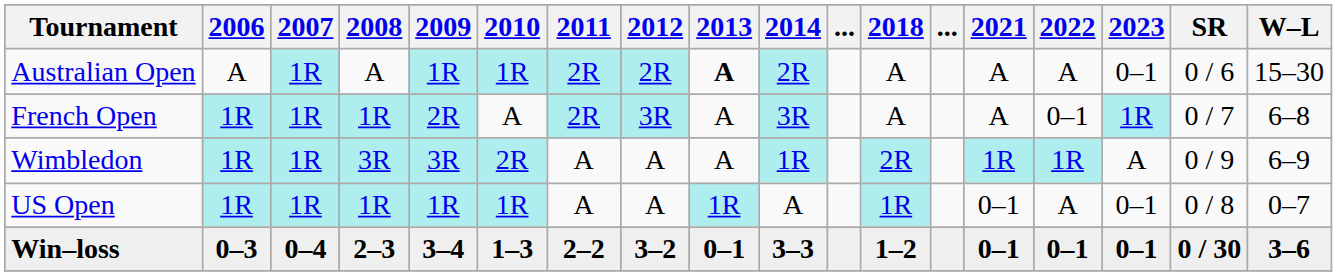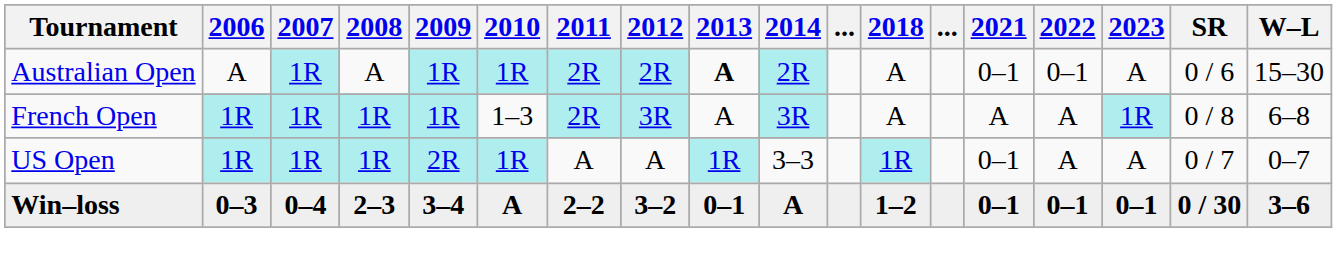(999, 71) A -> (999, 71) 0–1
(1068, 71) A -> (1068, 71) 0–1
(1136, 71) 0–1 -> (1136, 71) A
(443, 115) 2R -> (443, 115) 1R
(512, 115) A -> (512, 115) 1–3
(1068, 115) 0–1 -> (1068, 115) A
(1209, 115) 0 / 7 -> (1209, 115) 0 / 8
- row: (77, 159)
(443, 204) 1R -> (443, 159) 2R
(793, 204) A -> (793, 159) 3–3
(1136, 204) 0–1 -> (1136, 159) A
(1209, 204) 0 / 8 -> (1209, 159) 0 / 7
(512, 248) 1–3 -> (512, 204) A
(793, 248) 3–3 -> (793, 204) A
